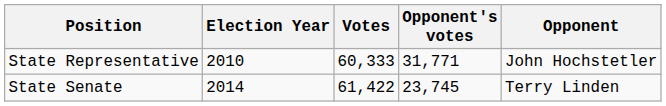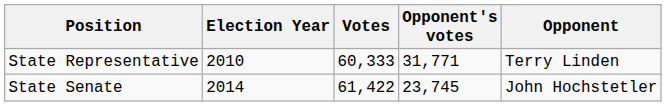(581, 62) John Hochstetler -> (562, 62) Terry Linden
(562, 88) Terry Linden -> (581, 88) John Hochstetler
